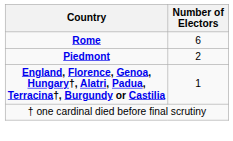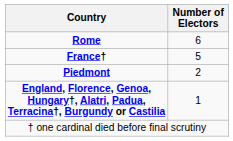+ row: (87, 56)
